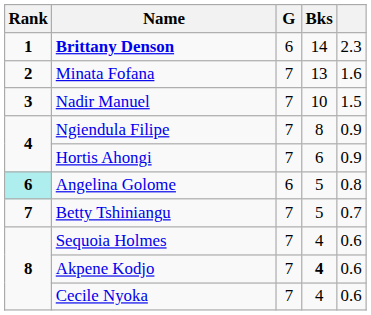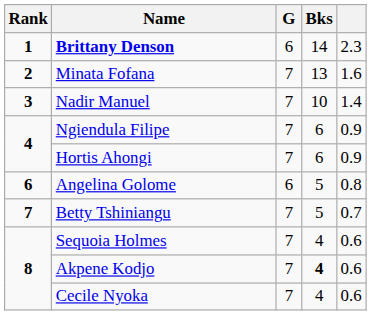(351, 102) 1.5 -> (351, 102) 1.4
(319, 129) 8 -> (319, 129) 6
(28, 185) paleturquoise background -> (28, 185) no background
